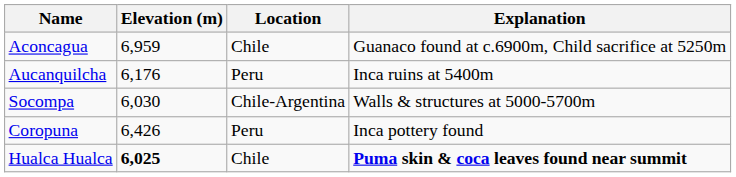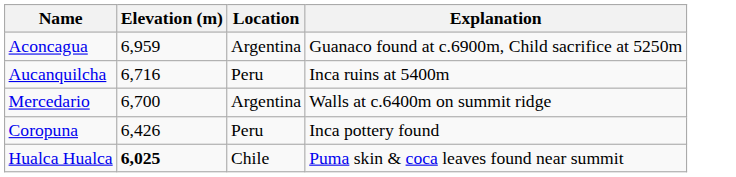(250, 46) Chile -> (266, 46) Argentina
(141, 74) 6,176 -> (141, 74) 6,716
+ row: (49, 102)
- row: (41, 102)
(520, 158) bold -> (466, 158) normal
